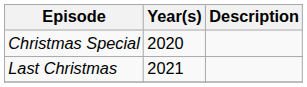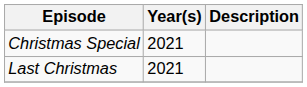(165, 43) 2020 -> (165, 43) 2021
